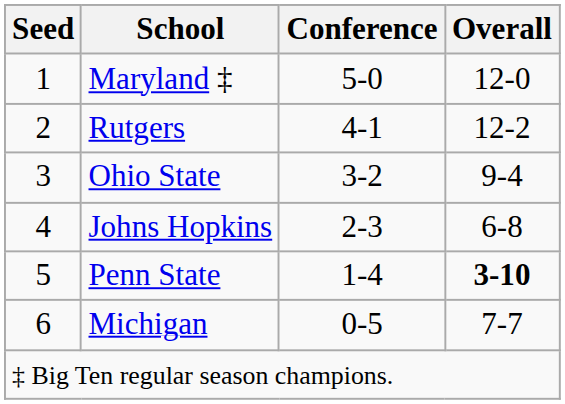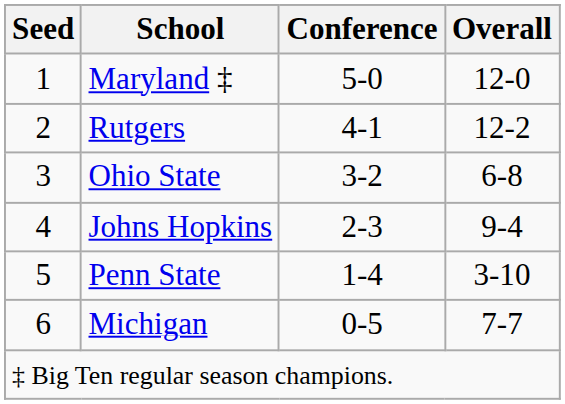(502, 176) 9-4 -> (502, 176) 6-8
(502, 226) 6-8 -> (502, 226) 9-4
(502, 275) bold -> (502, 275) normal
